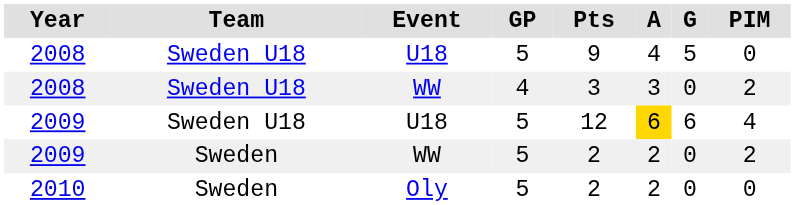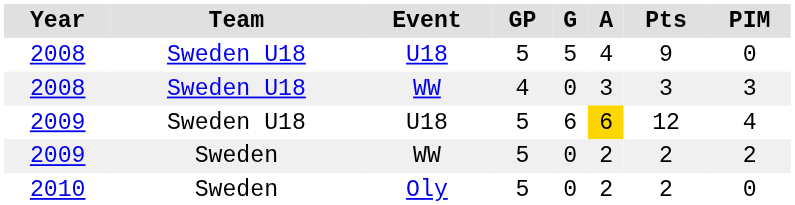columns swapped: (690, 21) <-> (594, 21)
(750, 89) 2 -> (750, 89) 3
